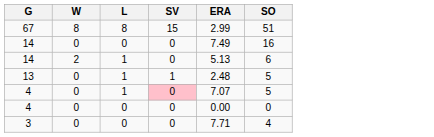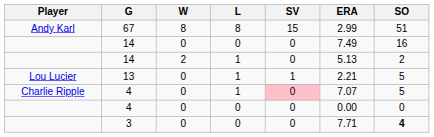+ column: (53, 12)
(268, 60) 6 -> (402, 60) 2
(220, 76) 2.48 -> (347, 76) 2.21
(268, 124) normal -> (402, 124) bold
